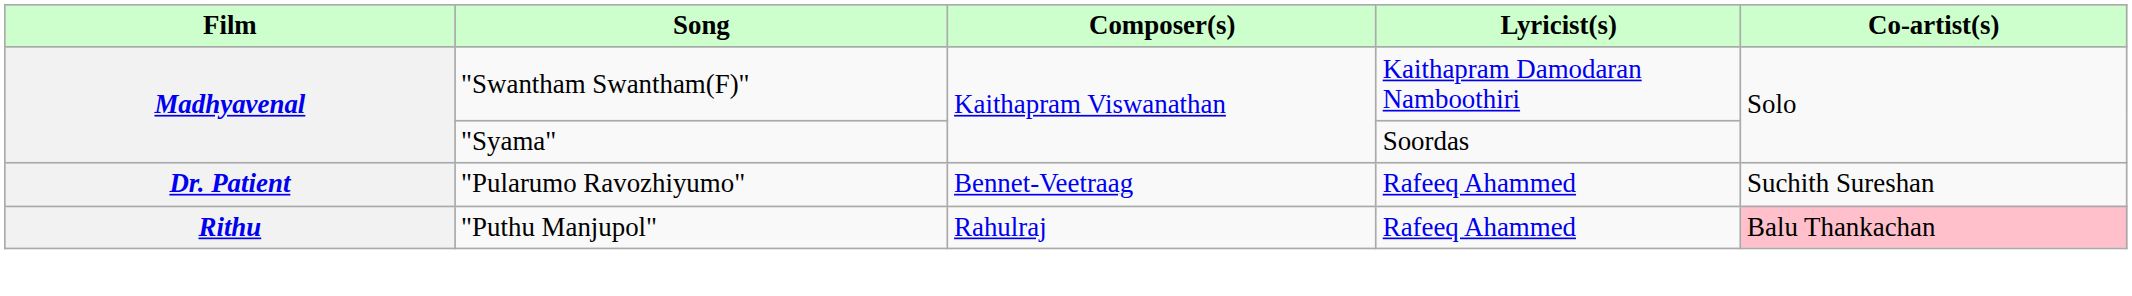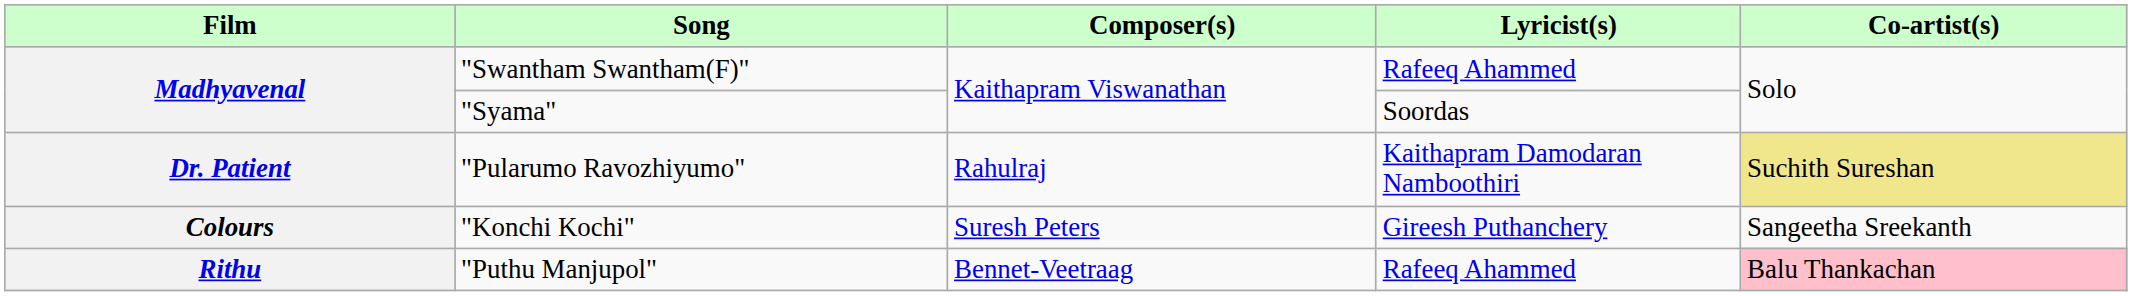(1512, 83) Kaithapram Damodaran Namboothiri -> (1479, 68) Rafeeq Ahammed
(1044, 183) Bennet-Veetraag -> (1000, 168) Rahulraj
(1479, 183) Rafeeq Ahammed -> (1512, 168) Kaithapram Damodaran Namboothiri
(1841, 183) no background -> (1841, 168) khaki background
+ row: (548, 226)
(1000, 226) Rahulraj -> (1044, 269) Bennet-Veetraag
